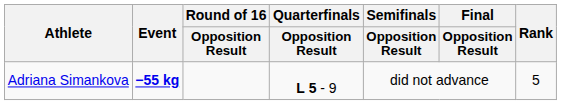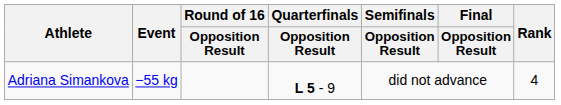(157, 81) bold -> (157, 81) normal
(536, 81) 5 -> (534, 81) 4
